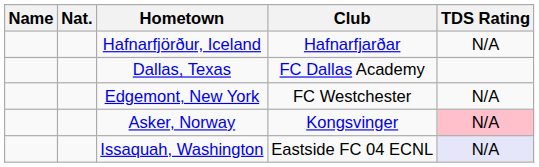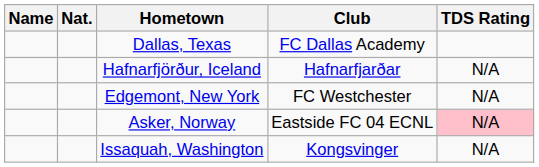rows swapped: (182, 44) <-> (182, 70)
(352, 123) Kongsvinger -> (352, 123) Eastside FC 04 ECNL
(352, 149) Eastside FC 04 ECNL -> (352, 149) Kongsvinger
(485, 149) lavender background -> (485, 149) no background
